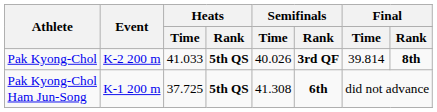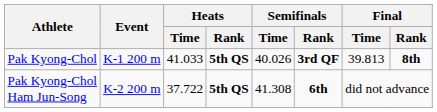(132, 59) K-2 200 m -> (132, 59) K-1 200 m
(366, 59) 39.814 -> (366, 59) 39.813
(132, 89) K-1 200 m -> (132, 89) K-2 200 m
(185, 89) 37.725 -> (185, 89) 37.722
